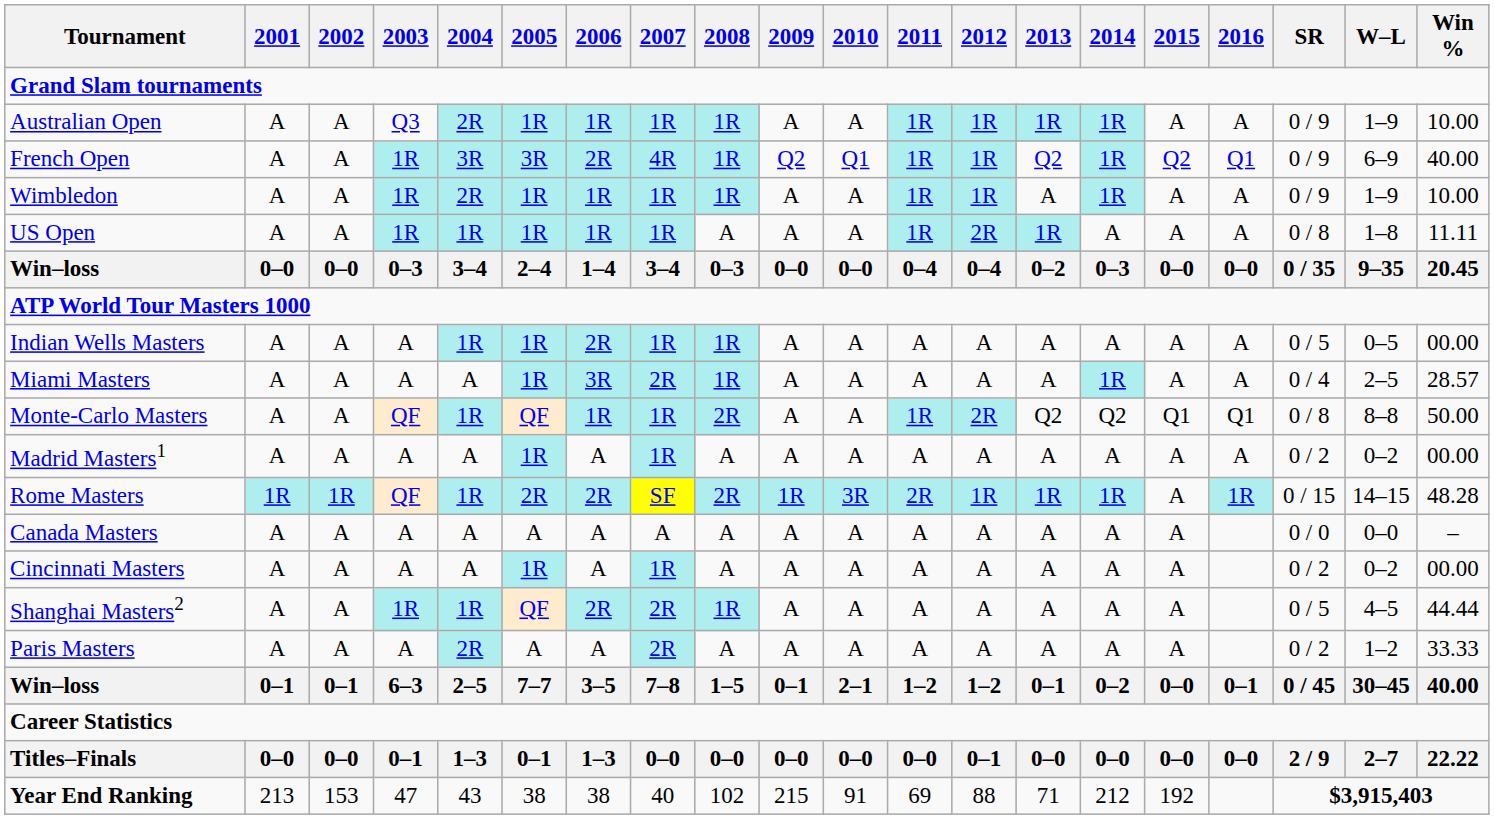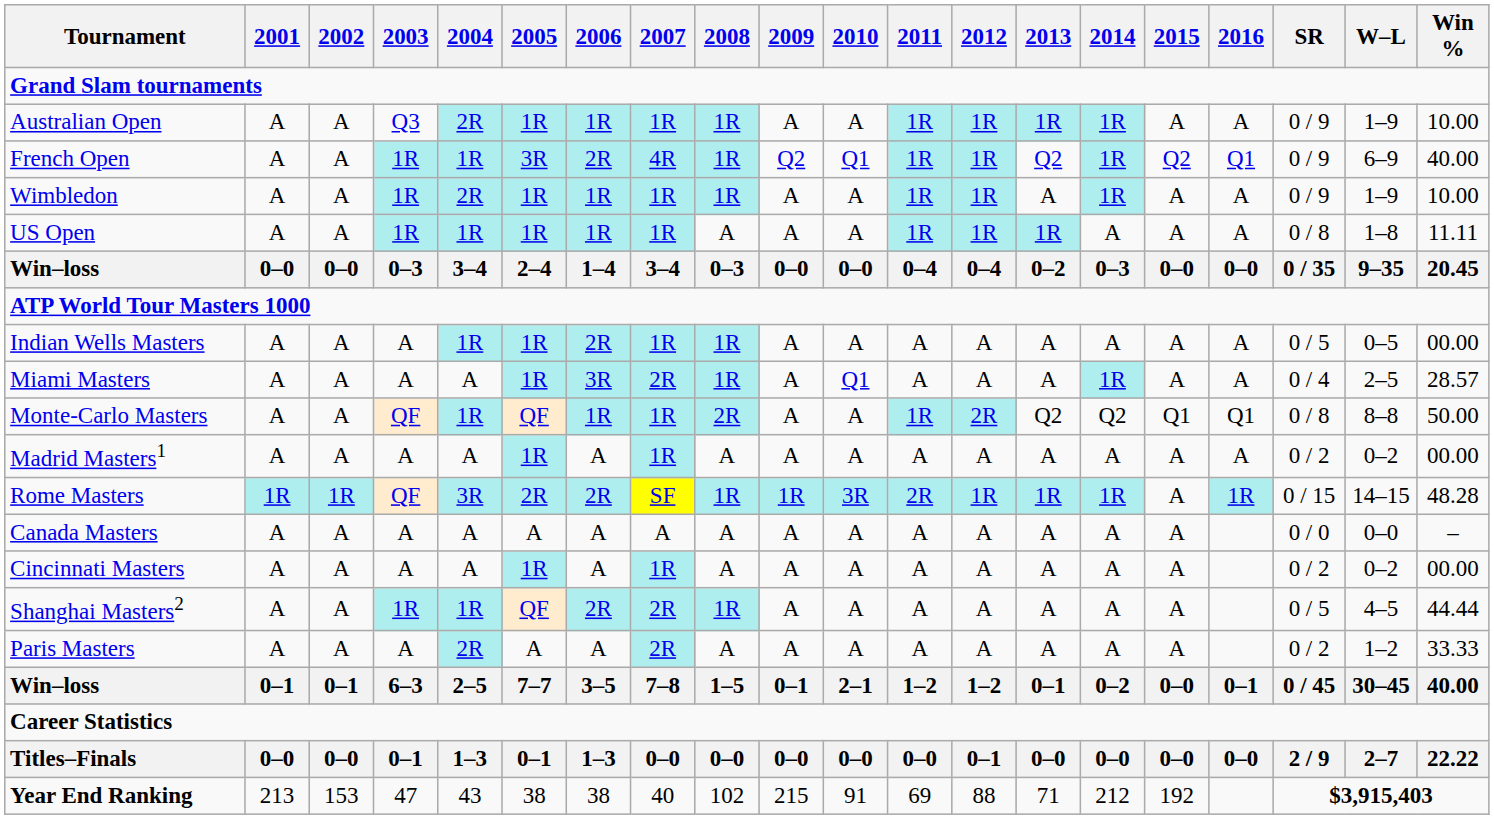(470, 159) 3R -> (470, 159) 1R
(984, 232) 2R -> (984, 232) 1R
(855, 379) A -> (855, 379) Q1
(470, 495) 1R -> (470, 495) 3R
(727, 495) 2R -> (727, 495) 1R
